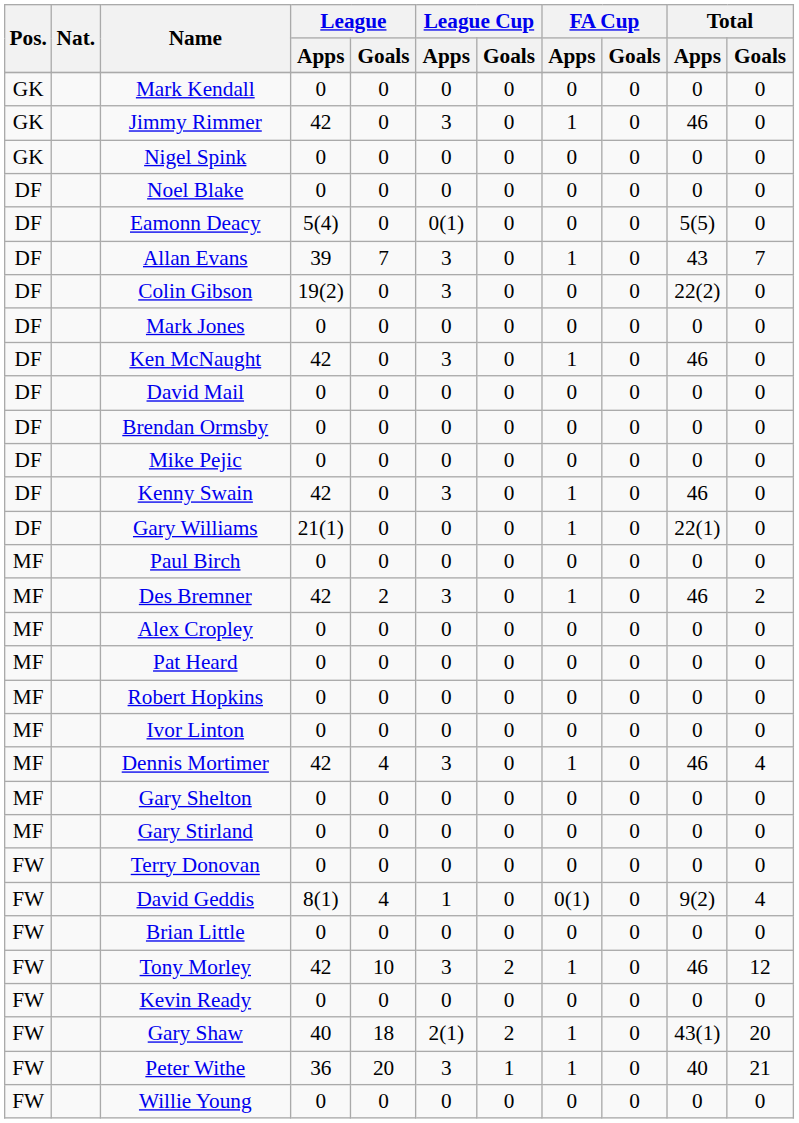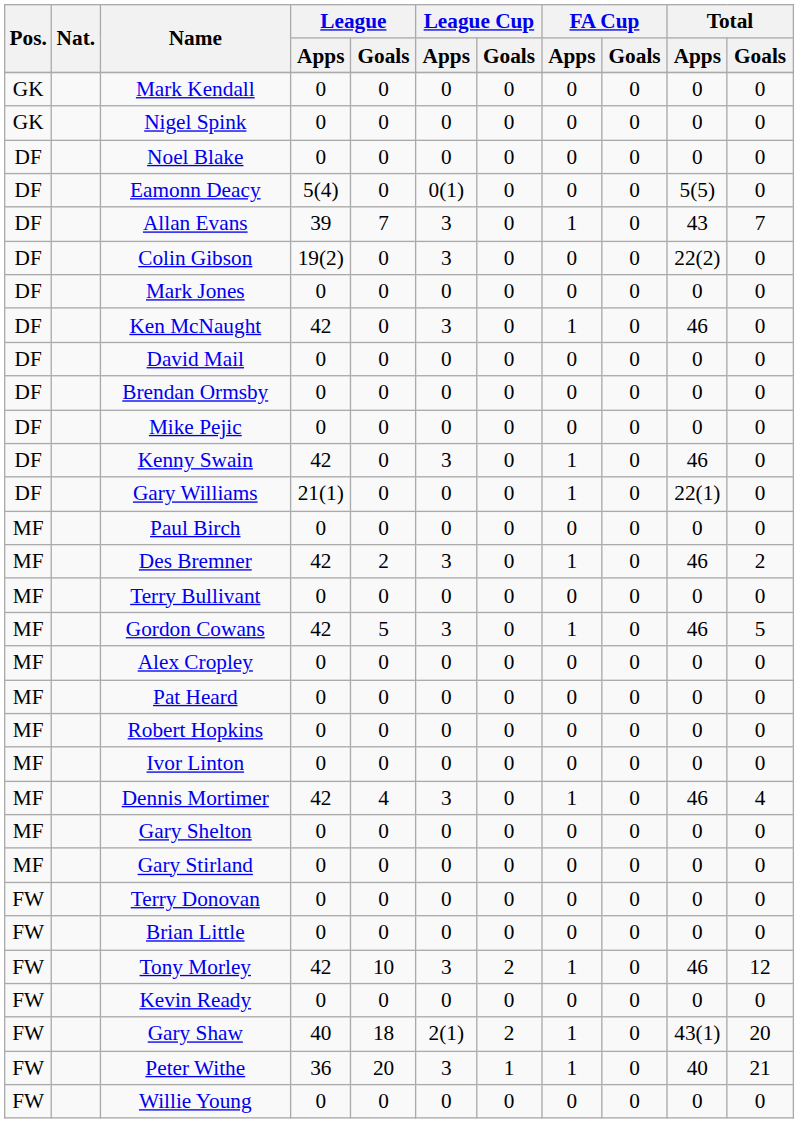- row: (195, 122)
+ row: (195, 595)
+ row: (195, 628)
- row: (195, 898)
